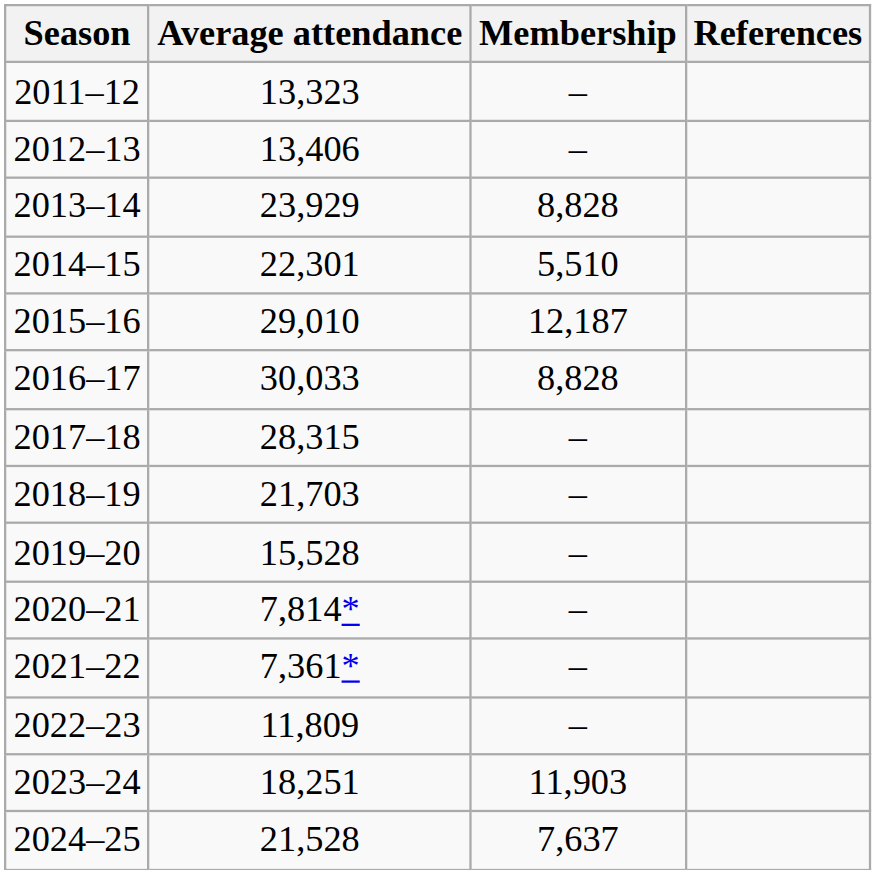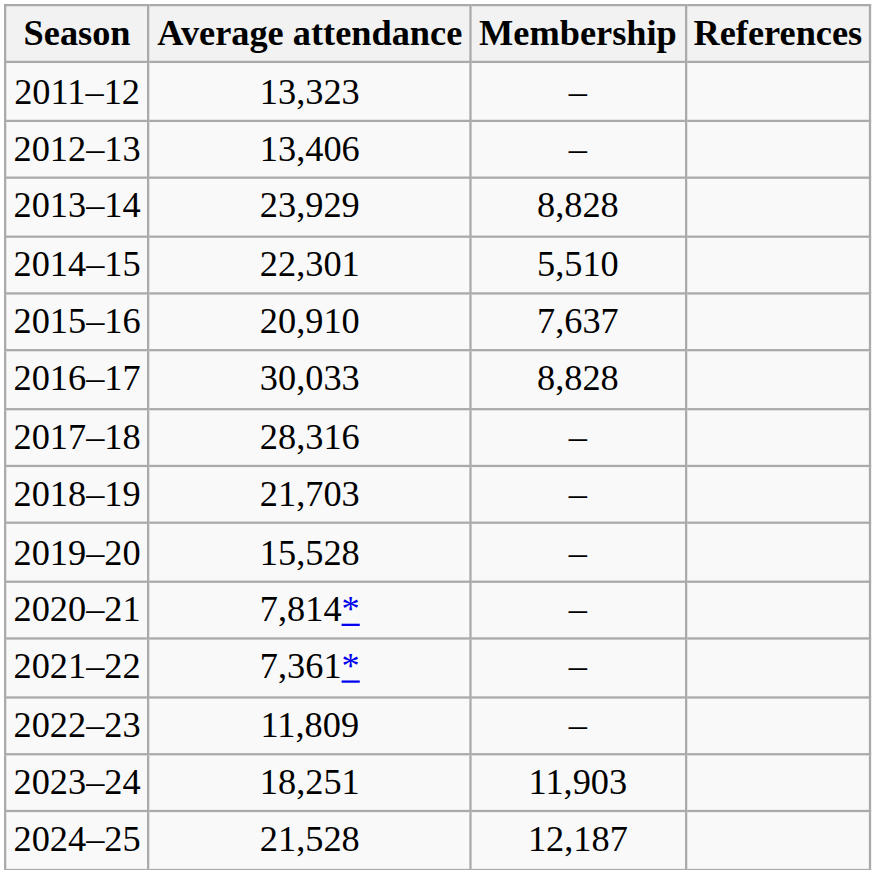(310, 321) 29,010 -> (310, 321) 20,910
(578, 321) 12,187 -> (578, 321) 7,637
(310, 436) 28,315 -> (310, 436) 28,316
(578, 839) 7,637 -> (578, 839) 12,187
